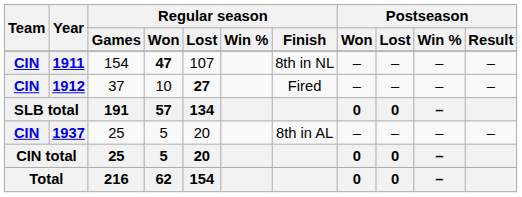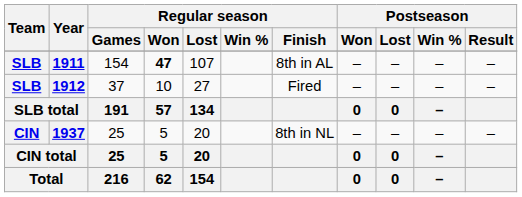(27, 63) CIN -> (27, 63) SLB
(305, 63) 8th in NL -> (305, 63) 8th in AL
(27, 86) CIN -> (27, 86) SLB
(202, 86) bold -> (202, 86) normal
(305, 133) 8th in AL -> (305, 133) 8th in NL
